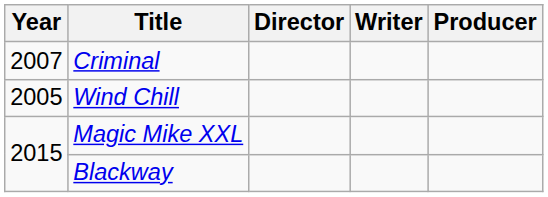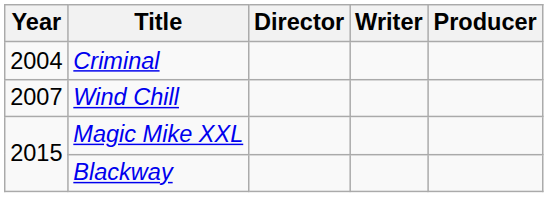(36, 60) 2007 -> (36, 60) 2004
(36, 97) 2005 -> (36, 97) 2007
